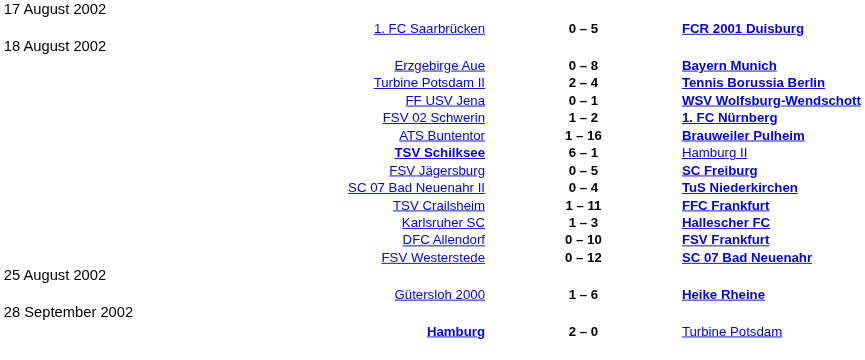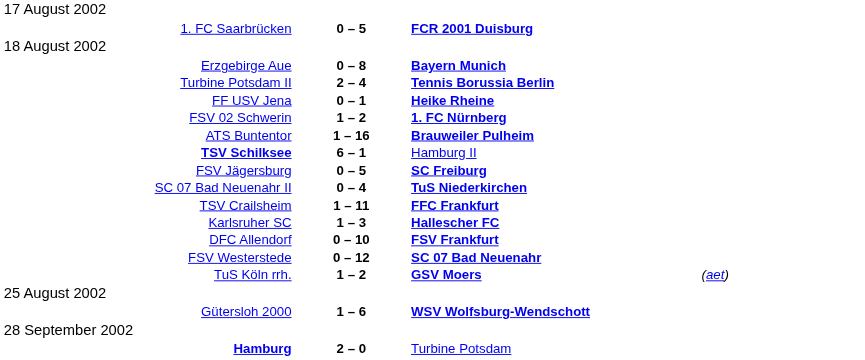(771, 100) WSV Wolfsburg-Wendschott -> (453, 100) Heike Rheine
+ row: (253, 275)
(723, 294) Heike Rheine -> (501, 312) WSV Wolfsburg-Wendschott
